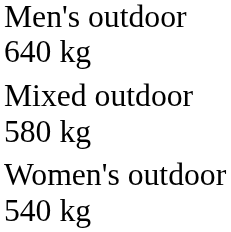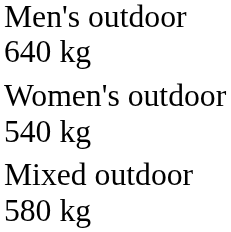rows swapped: (115, 192) <-> (99, 113)
